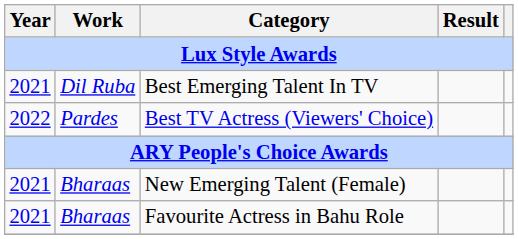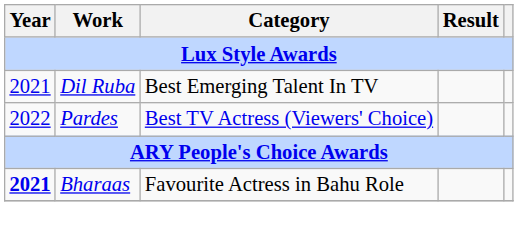- row: (275, 184)
(30, 217) normal -> (30, 184) bold
